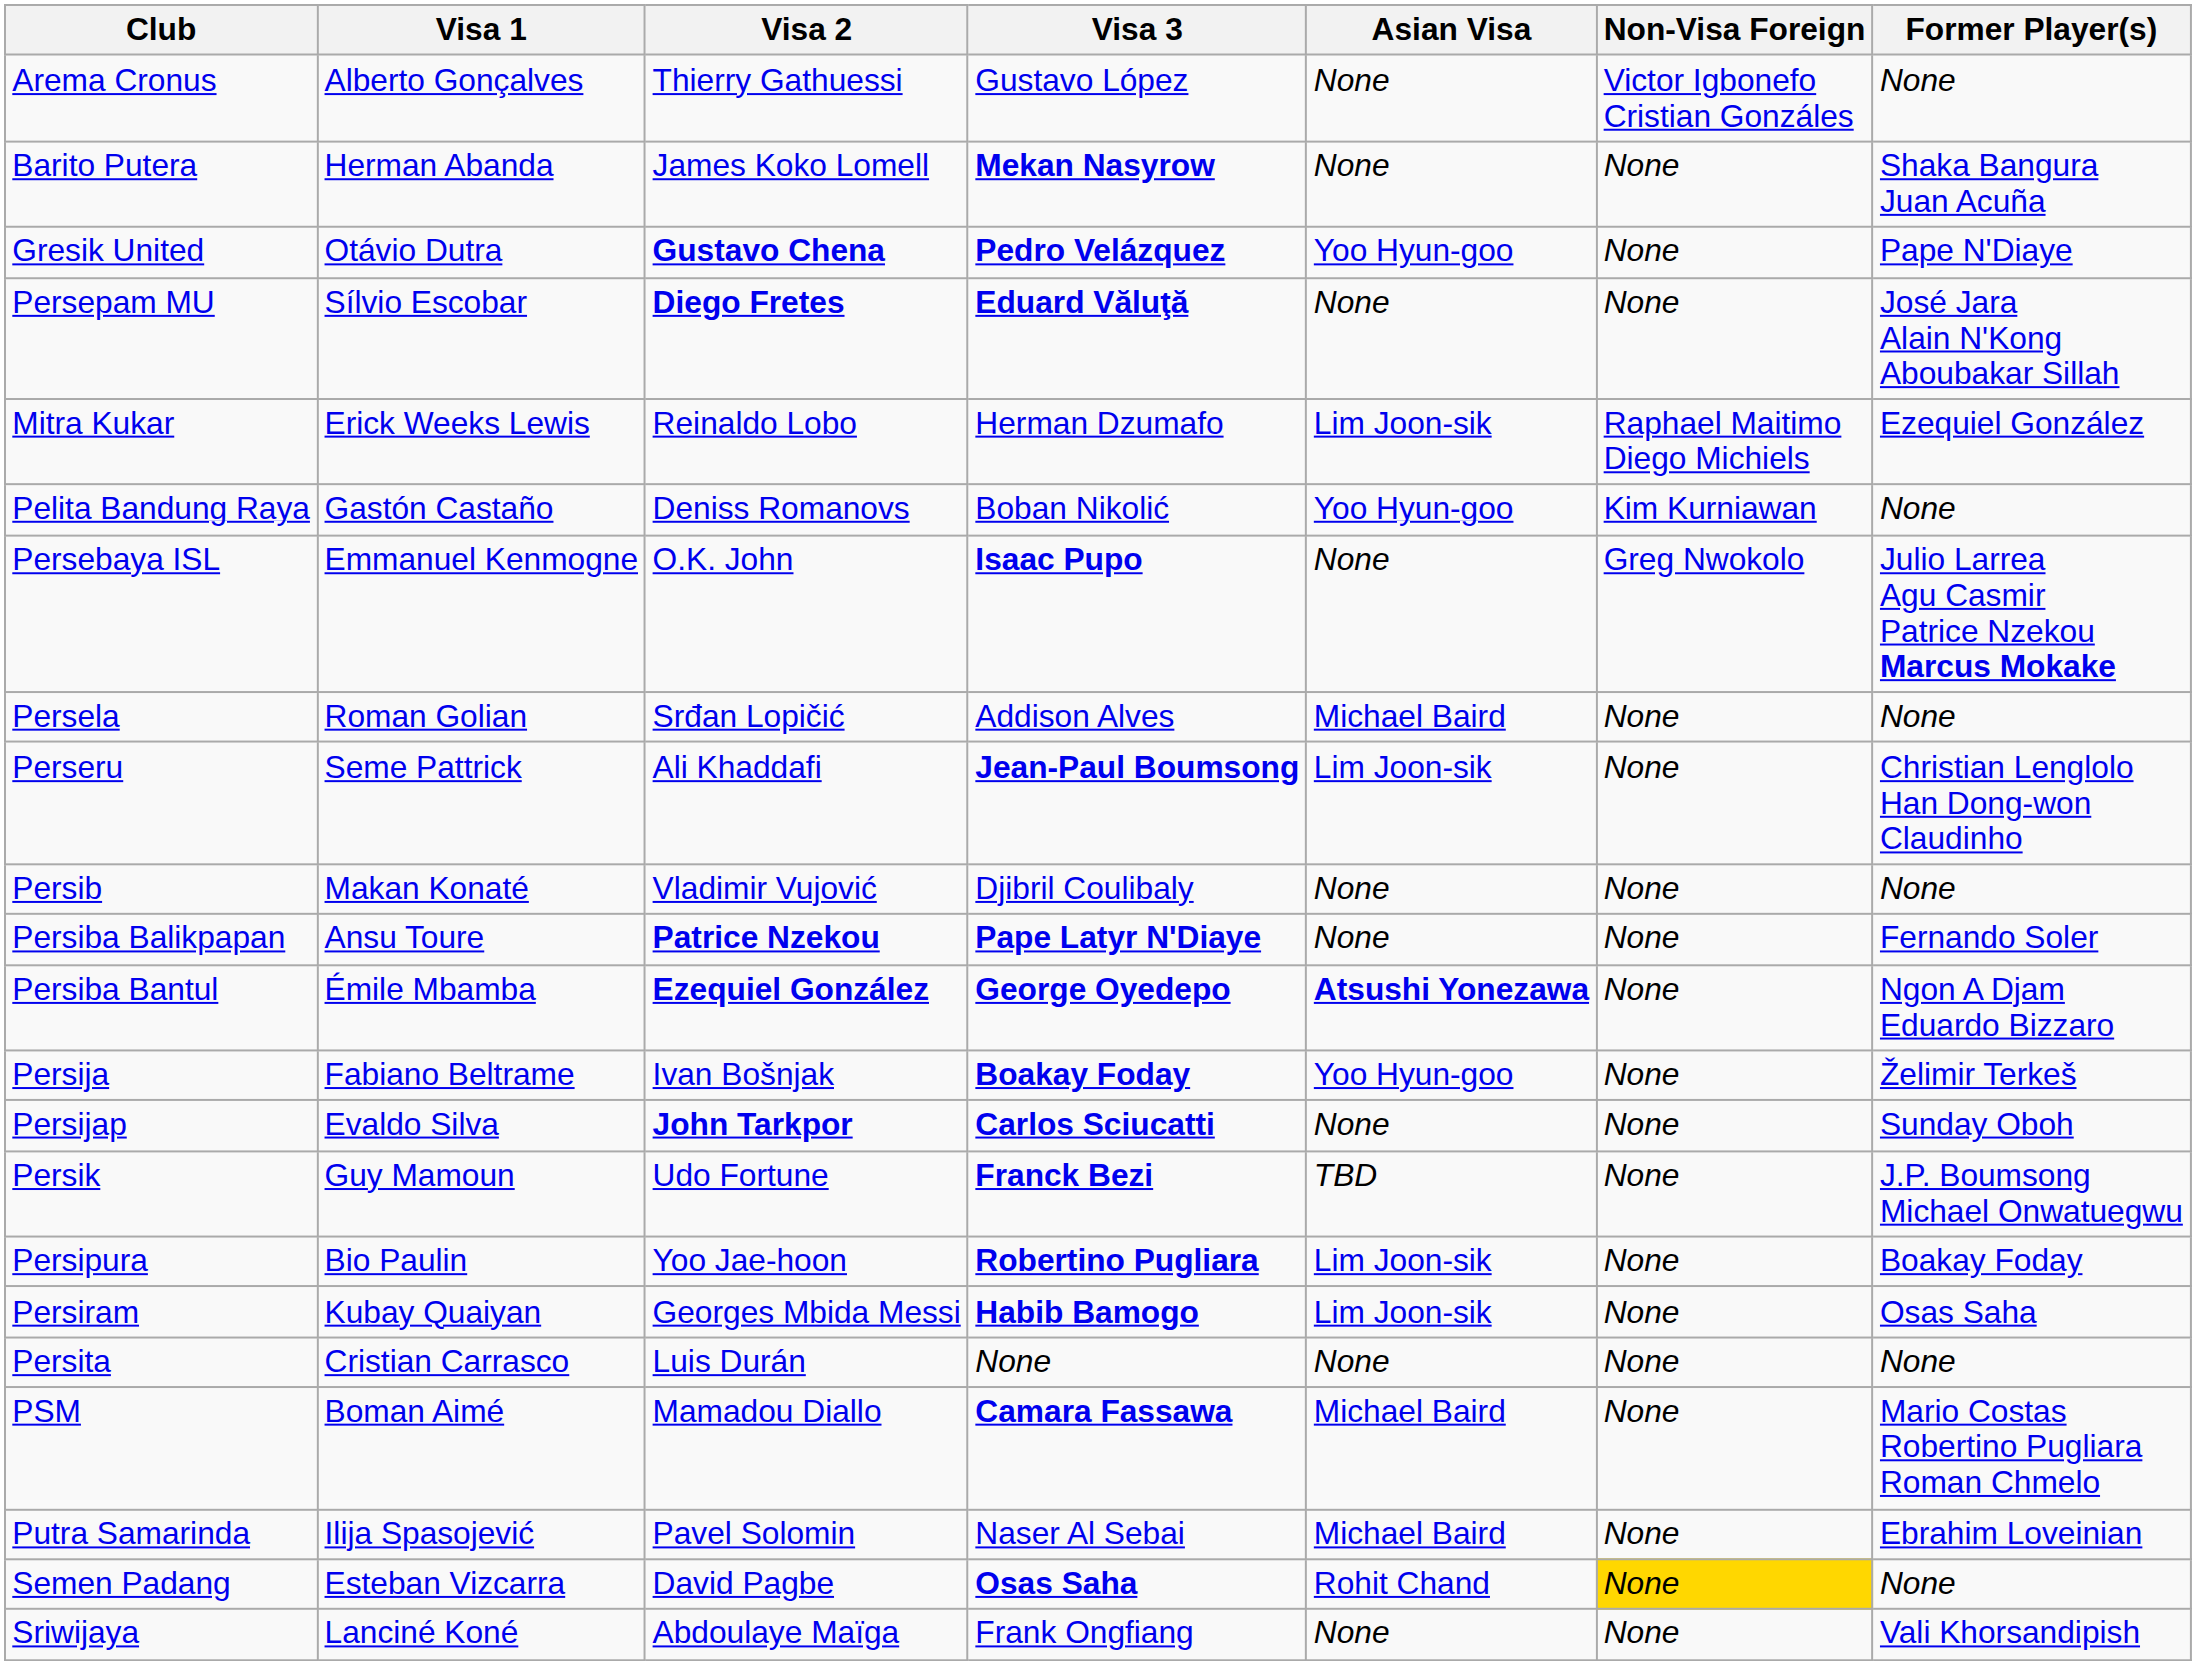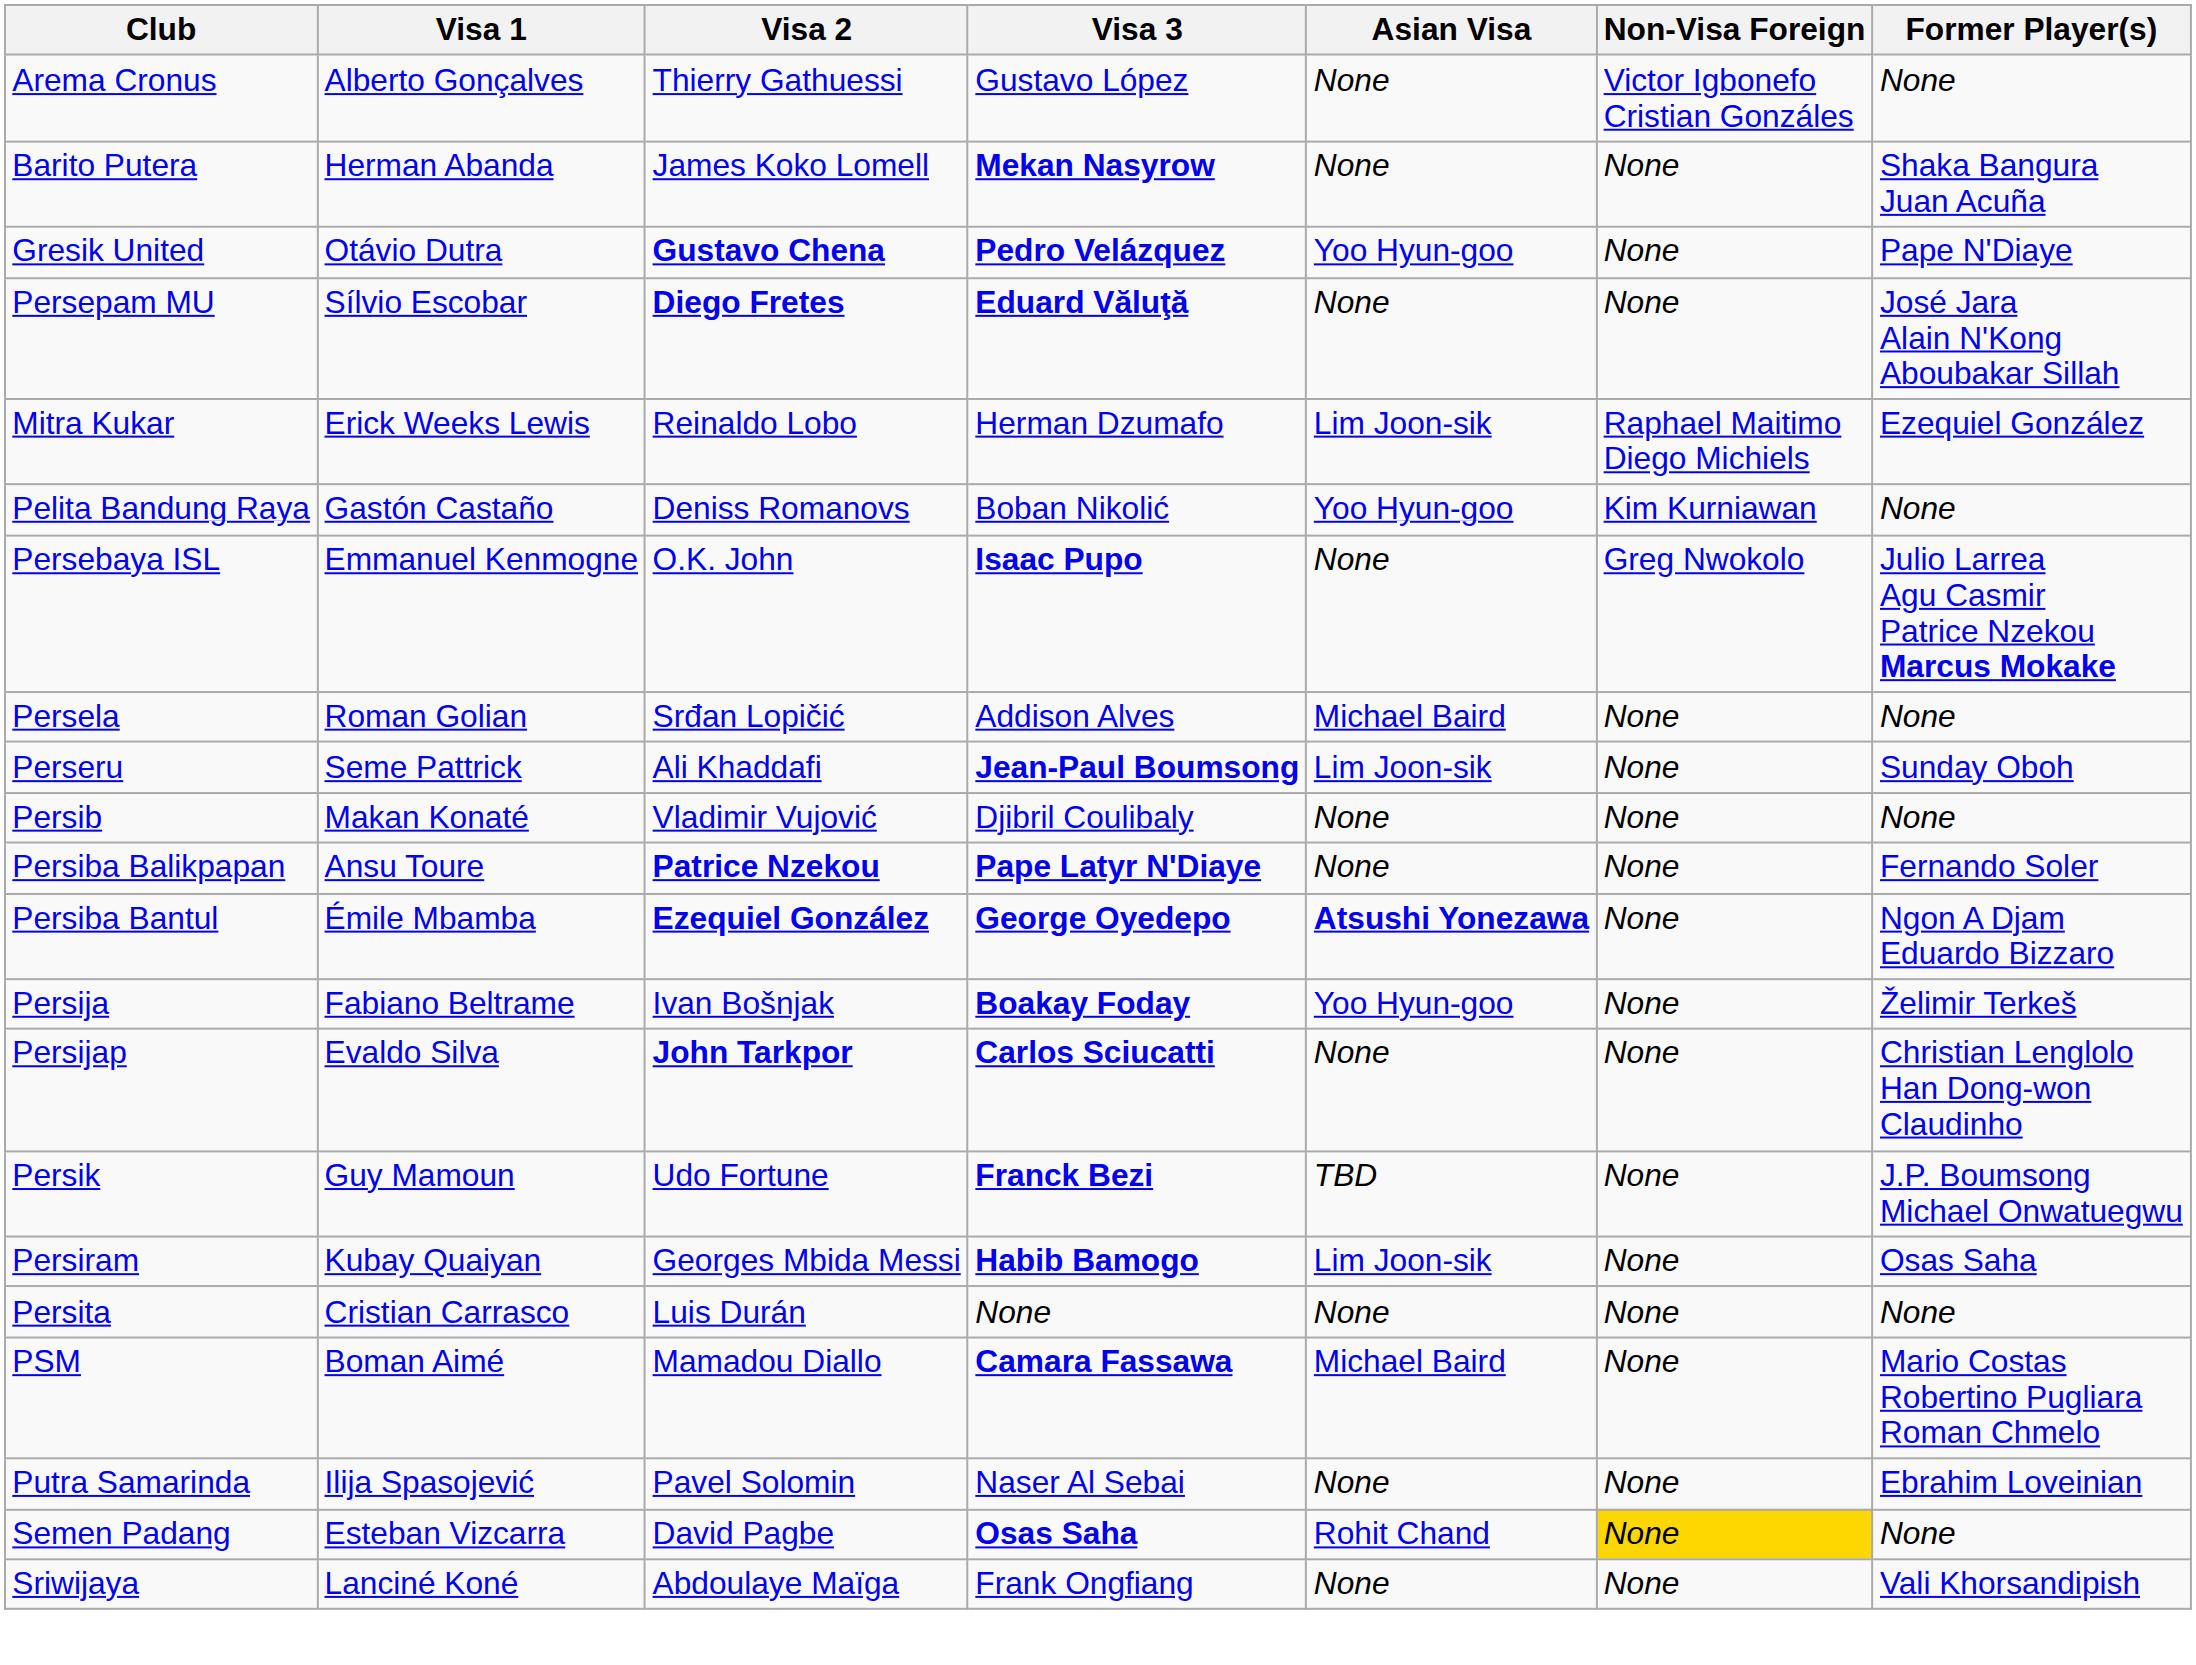(2007, 802) Christian Lenglolo Han Dong-won Claudinho -> (1977, 766) Sunday Oboh
(1977, 1125) Sunday Oboh -> (2007, 1089) Christian Lenglolo Han Dong-won Claudinho
- row: (80, 1261)
(1410, 1533) Michael Baird -> (1352, 1483) None
